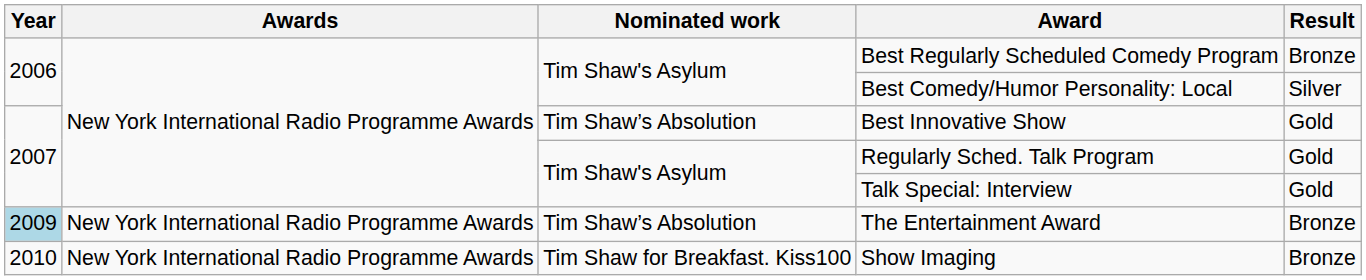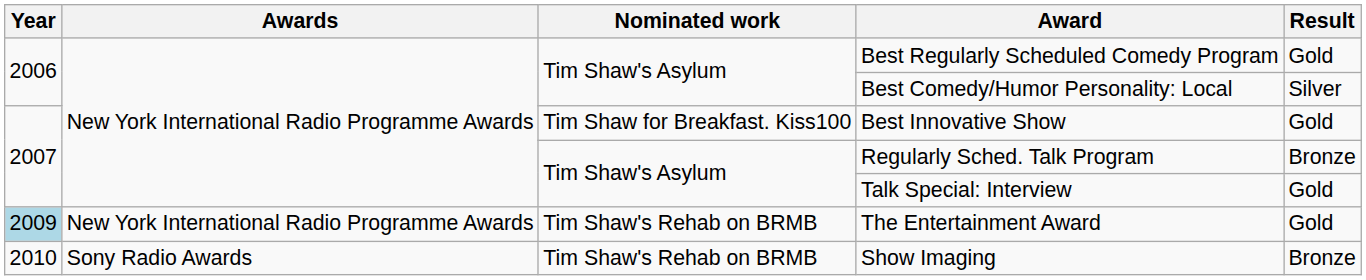(1322, 55) Bronze -> (1311, 55) Gold
(650, 122) Tim Shaw’s Absolution -> (697, 122) Tim Shaw for Breakfast. Kiss100
(1311, 156) Gold -> (1322, 156) Bronze
(650, 223) Tim Shaw’s Absolution -> (680, 223) Tim Shaw's Rehab on BRMB
(1322, 223) Bronze -> (1311, 223) Gold
(300, 257) New York International Radio Programme Awards -> (159, 257) Sony Radio Awards
(697, 257) Tim Shaw for Breakfast. Kiss100 -> (680, 257) Tim Shaw's Rehab on BRMB
